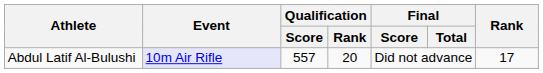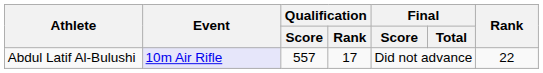(350, 58) 20 -> (350, 58) 17
(507, 58) 17 -> (507, 58) 22
